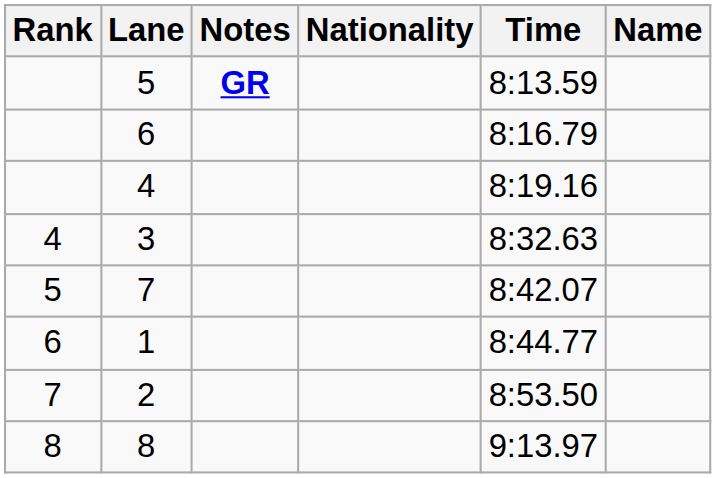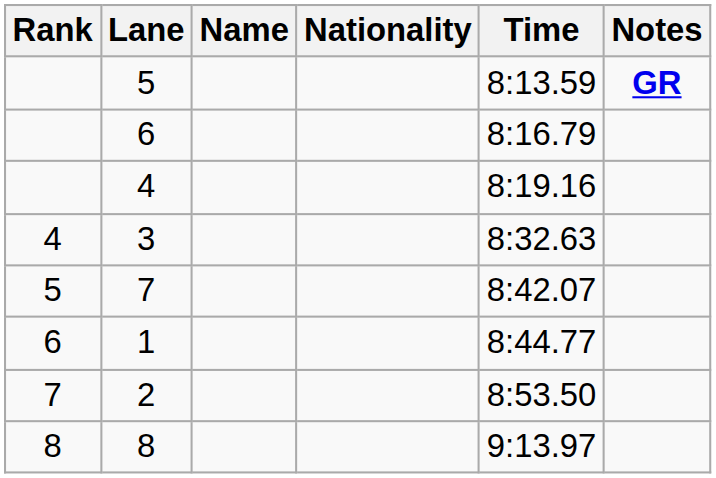columns swapped: (658, 30) <-> (245, 30)
